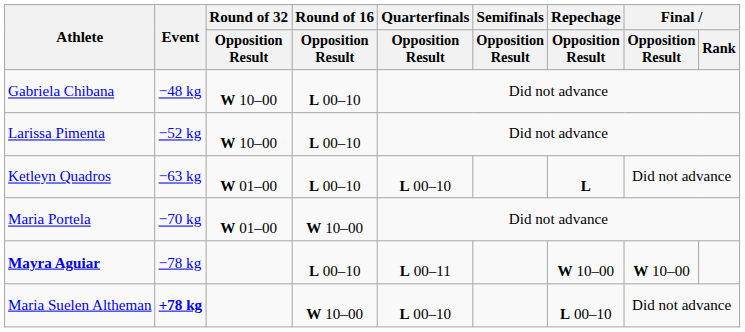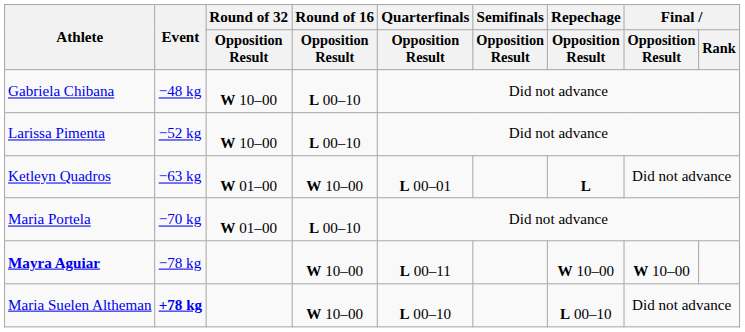(335, 186) L 00–10 -> (335, 186) W 10–00
(425, 186) L 00–10 -> (425, 186) L 00–01
(335, 228) W 10–00 -> (335, 228) L 00–10
(335, 271) L 00–10 -> (335, 271) W 10–00
